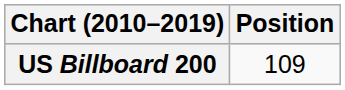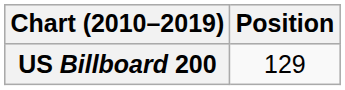(285, 63) 109 -> (285, 63) 129
